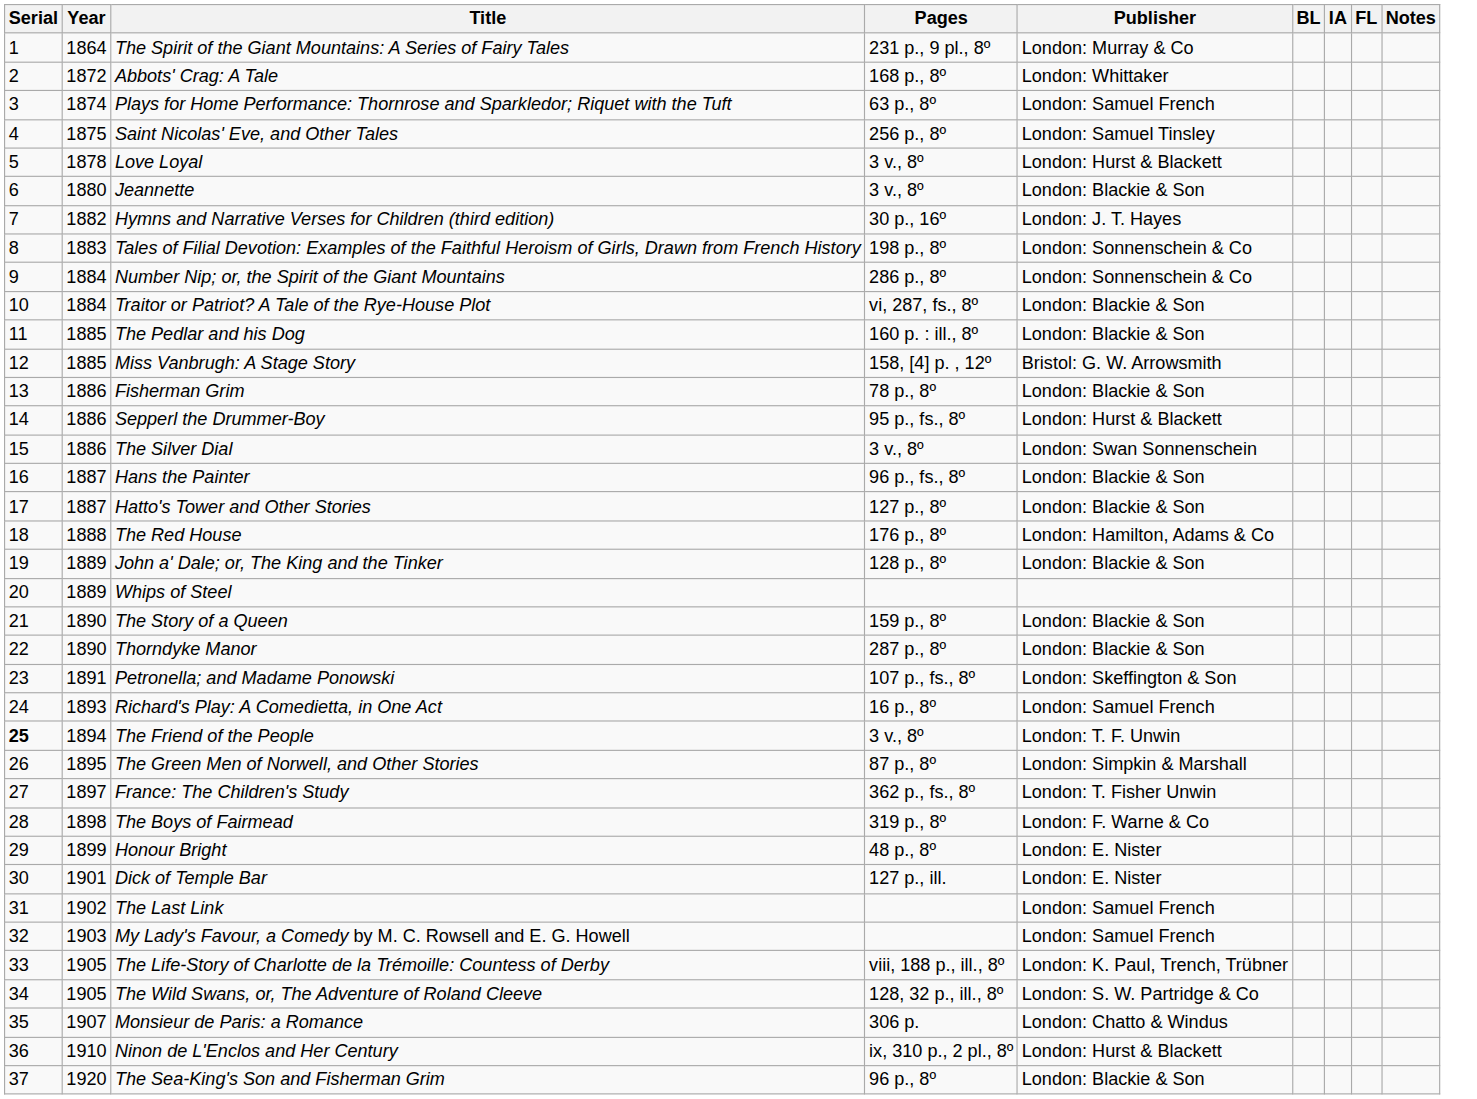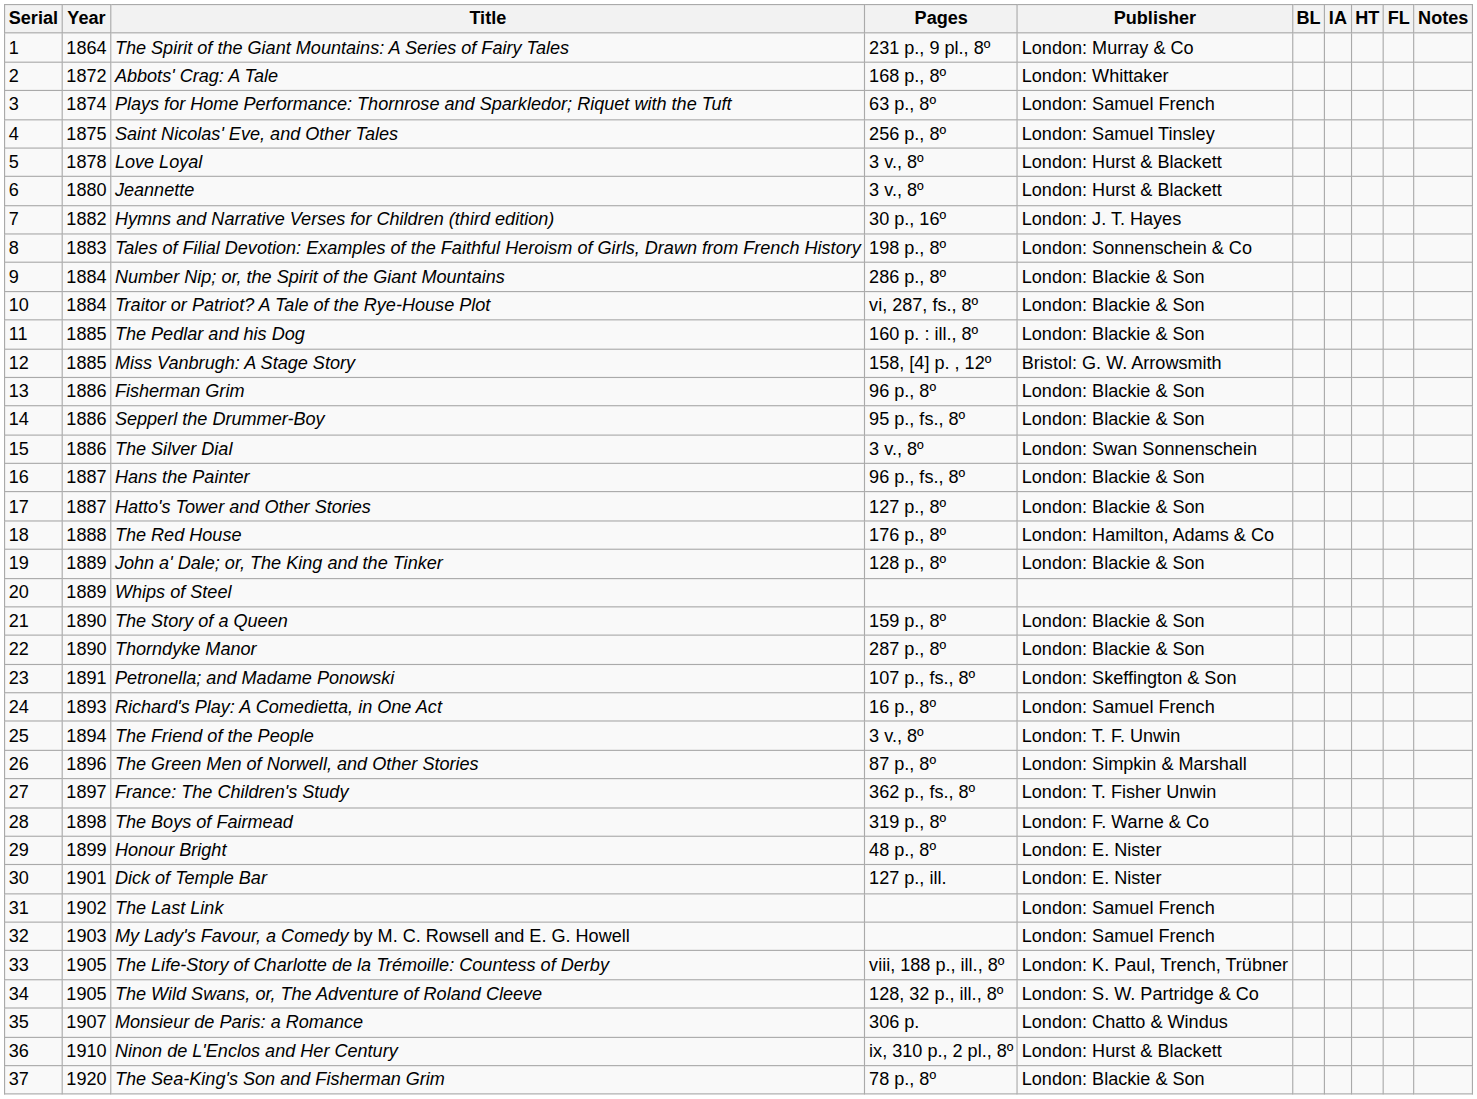+ column: (1367, 18)
(1113, 190) London: Blackie & Son -> (1122, 190) London: Hurst & Blackett
(1137, 276) London: Sonnenschein & Co -> (1113, 276) London: Blackie & Son
(903, 391) 78 p., 8º -> (903, 391) 96 p., 8º
(1122, 420) London: Hurst & Blackett -> (1113, 420) London: Blackie & Son
(19, 735) bold -> (19, 735) normal
(86, 764) 1895 -> (86, 764) 1896
(903, 1079) 96 p., 8º -> (903, 1079) 78 p., 8º
